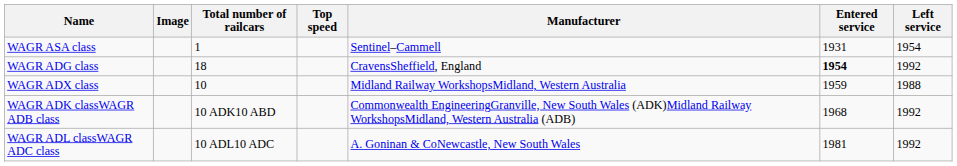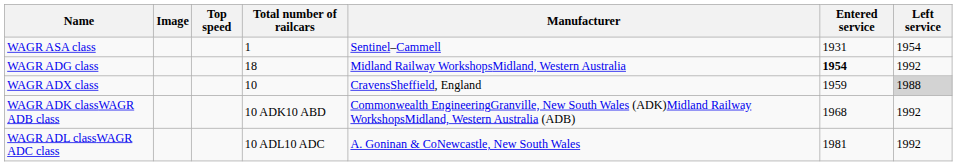columns swapped: (322, 20) <-> (244, 20)
(416, 66) CravensSheffield, England -> (488, 66) Midland Railway WorkshopsMidland, Western Australia
(488, 85) Midland Railway WorkshopsMidland, Western Australia -> (416, 85) CravensSheffield, England
(909, 85) no background -> (909, 85) lightgrey background
